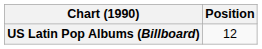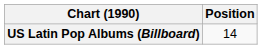(230, 34) 12 -> (230, 34) 14
